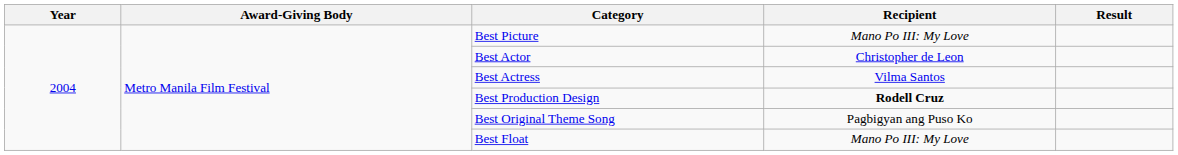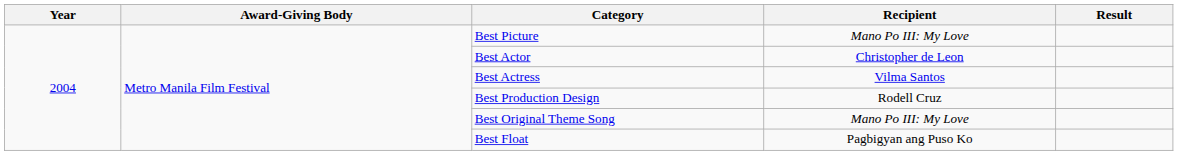(910, 98) bold -> (910, 98) normal
(910, 118) Pagbigyan ang Puso Ko -> (910, 118) Mano Po III: My Love
(910, 139) Mano Po III: My Love -> (910, 139) Pagbigyan ang Puso Ko
